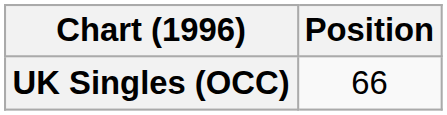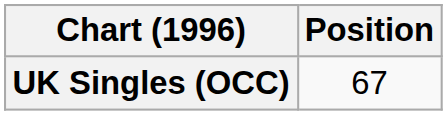(369, 82) 66 -> (369, 82) 67
